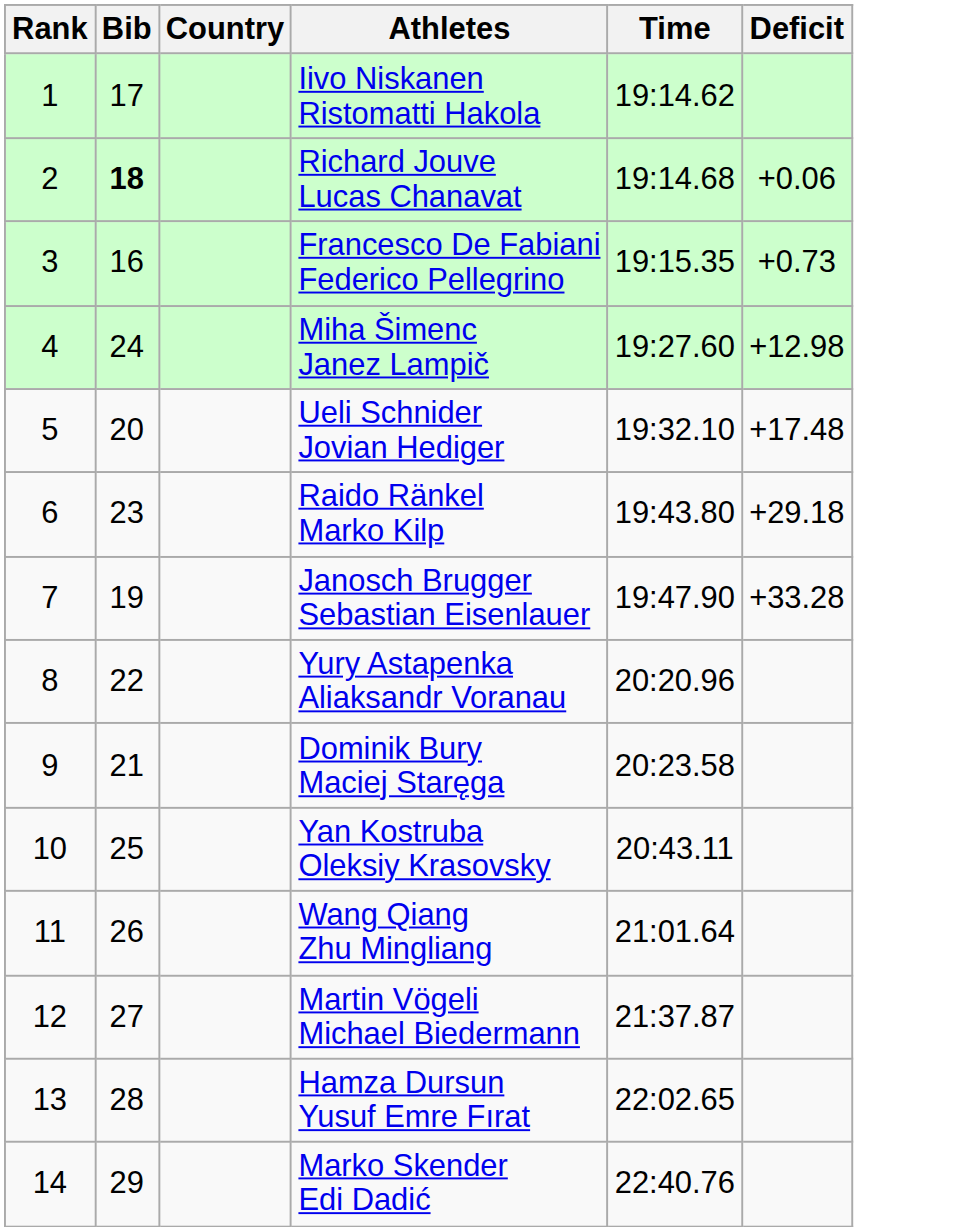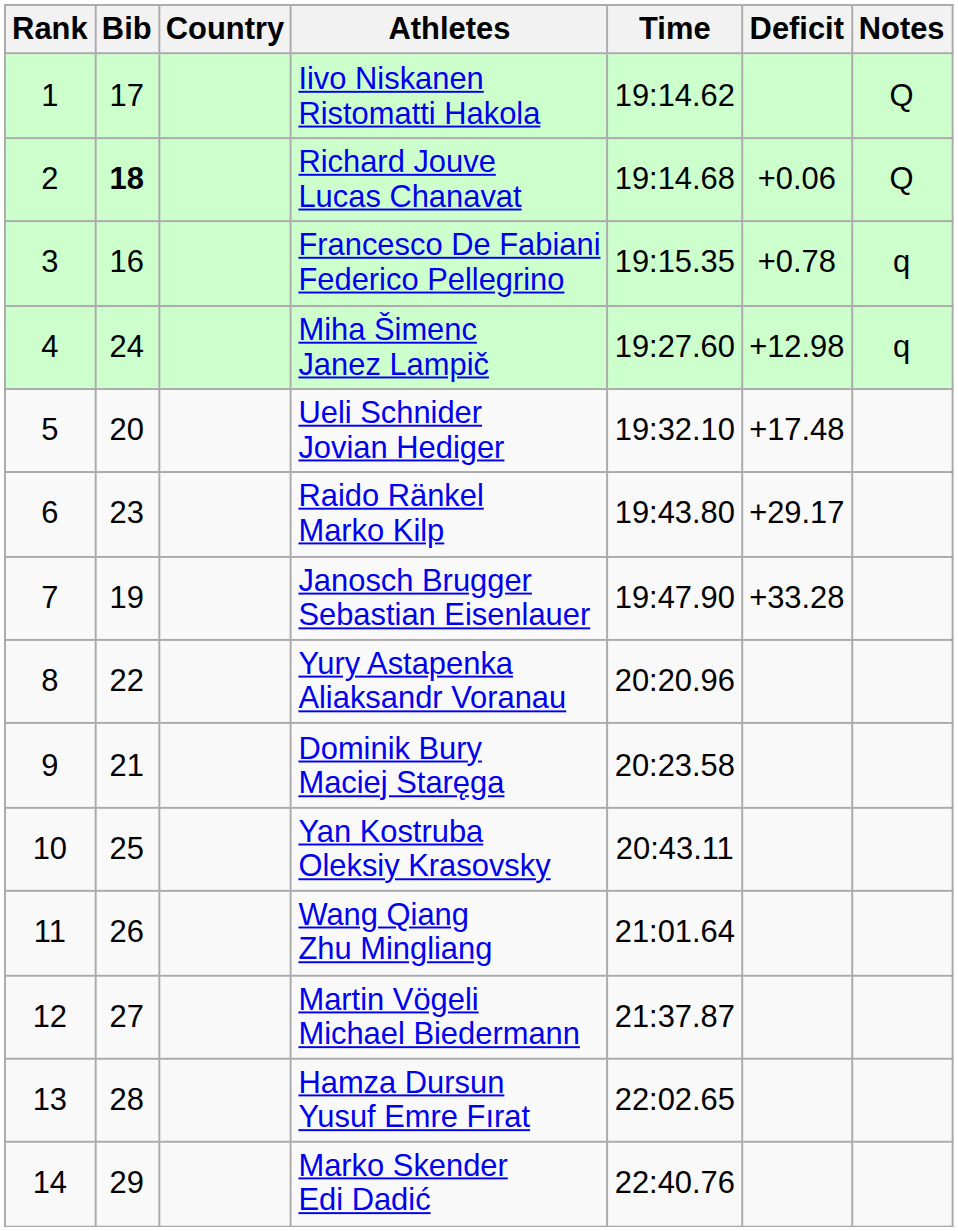+ column: (902, 28)
(797, 262) +0.73 -> (797, 262) +0.78
(797, 513) +29.18 -> (797, 513) +29.17
